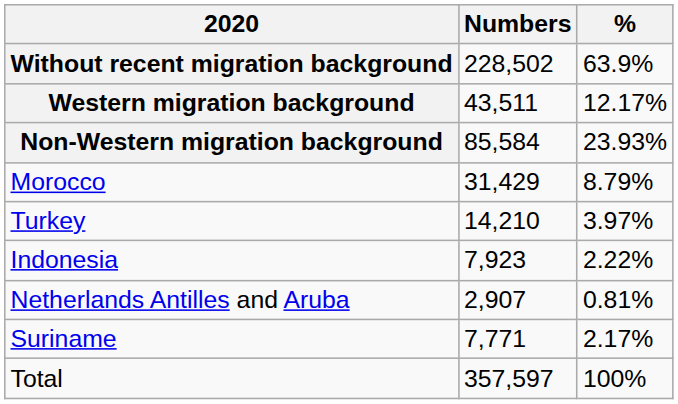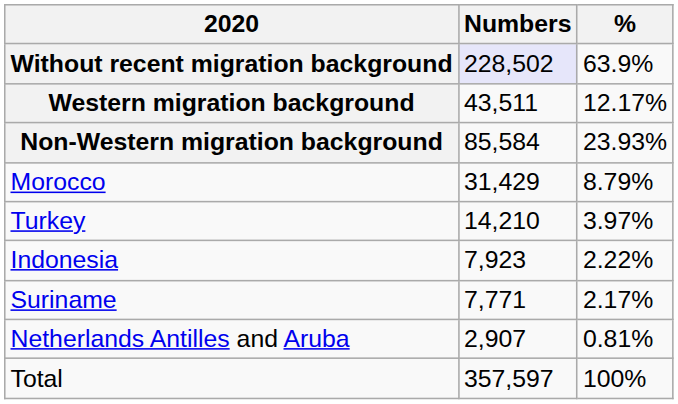(509, 63) no background -> (509, 63) lavender background
rows swapped: (64, 338) <-> (180, 299)
